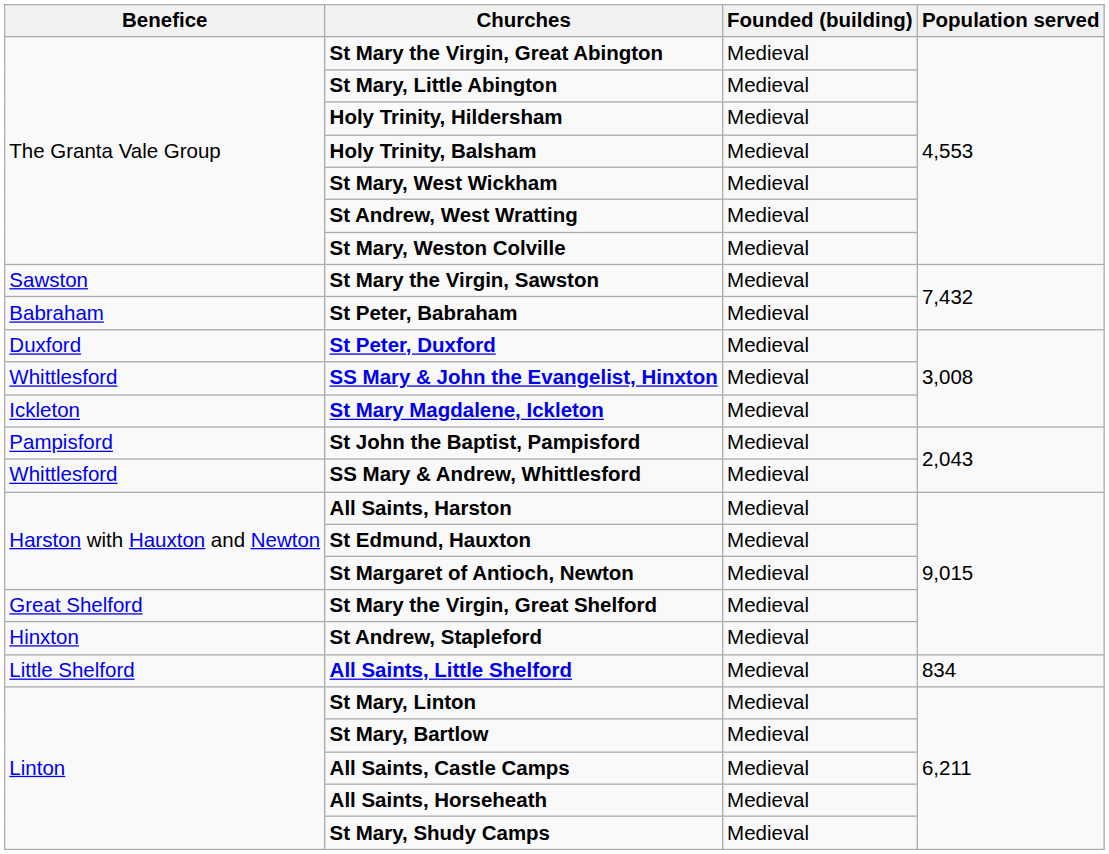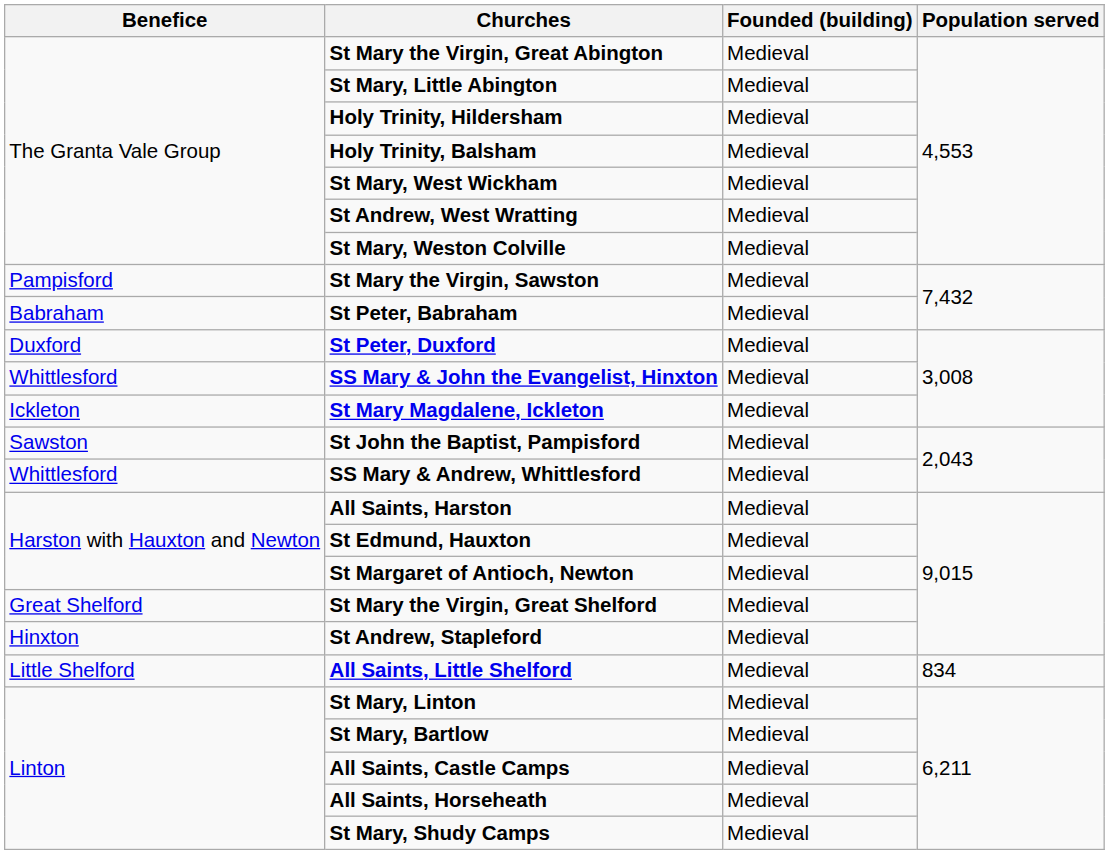(49, 280) Sawston -> (61, 280) Pampisford
(61, 442) Pampisford -> (49, 442) Sawston
